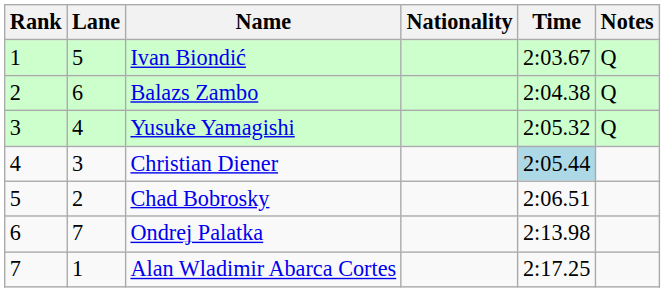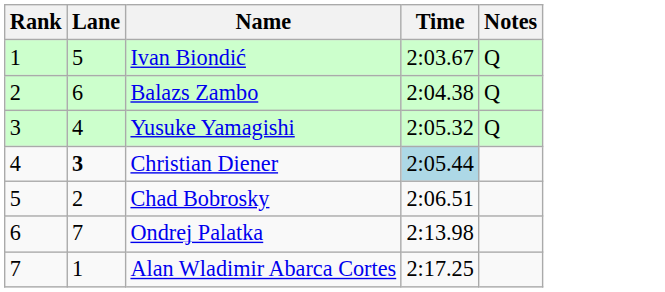- column: (460, 22)
(78, 163) normal -> (78, 163) bold
